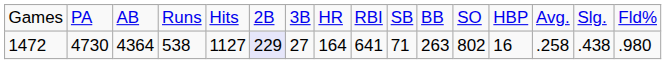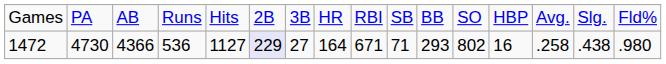(135, 44) 4364 -> (135, 44) 4366
(176, 44) 538 -> (176, 44) 536
(369, 44) 641 -> (369, 44) 671
(435, 44) 263 -> (435, 44) 293
